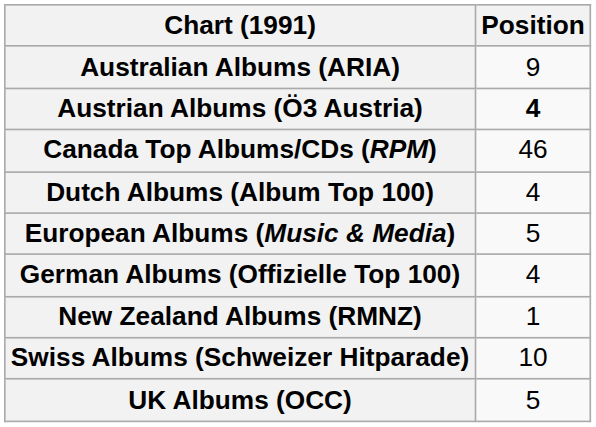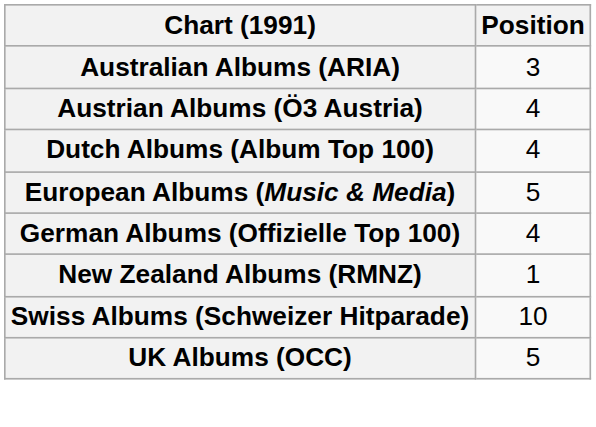(533, 66) 9 -> (533, 66) 3
(533, 108) bold -> (533, 108) normal
- row: (240, 150)
